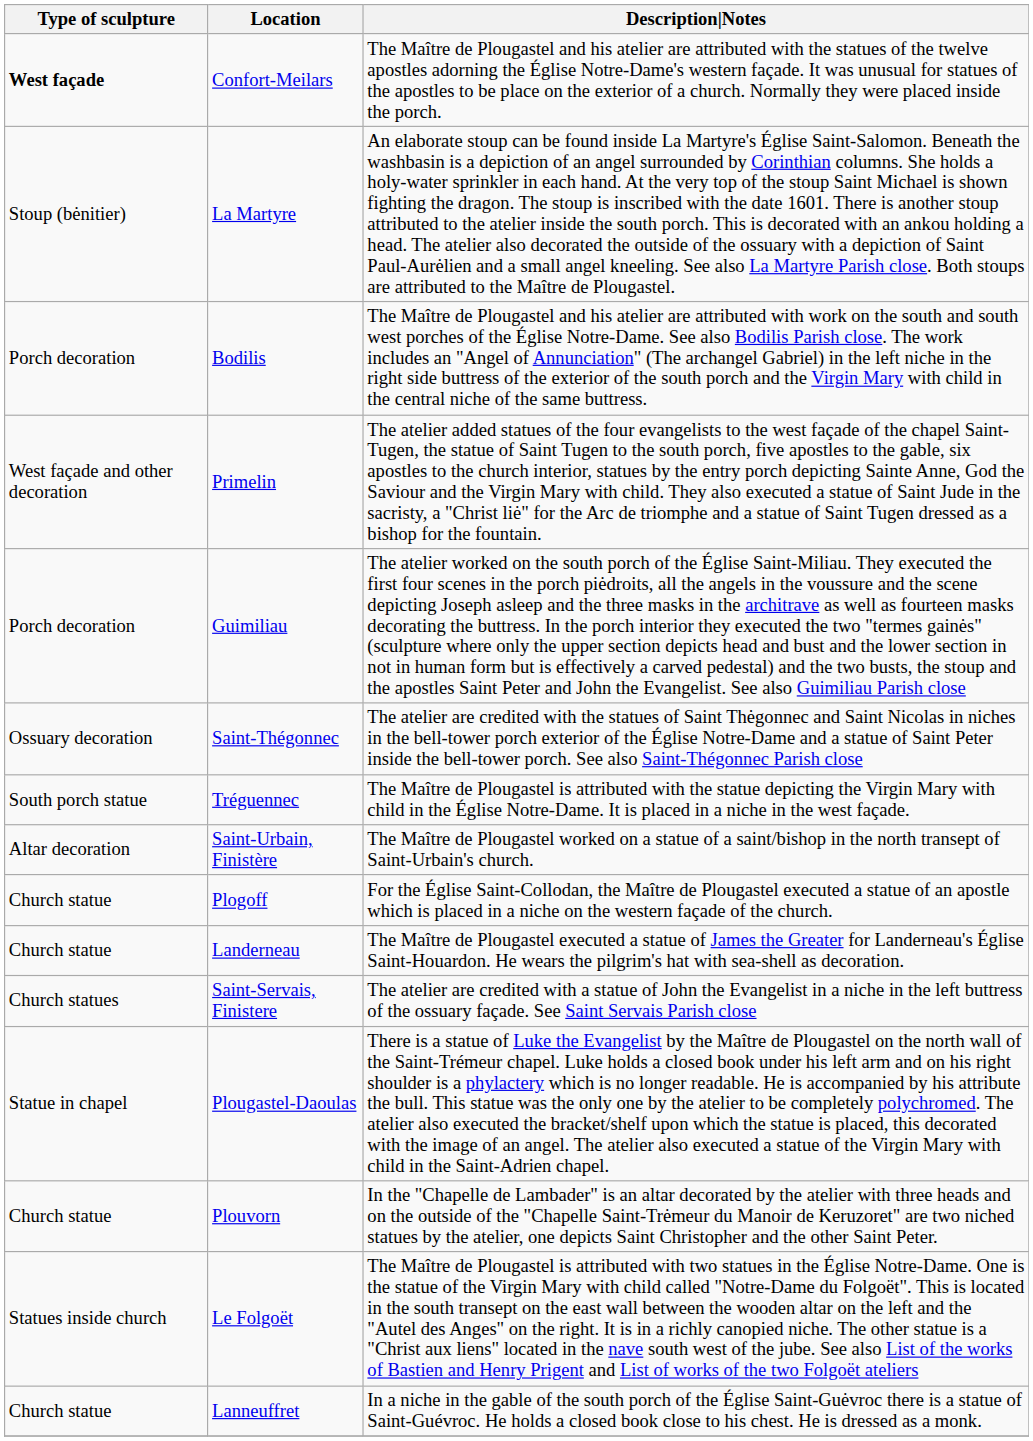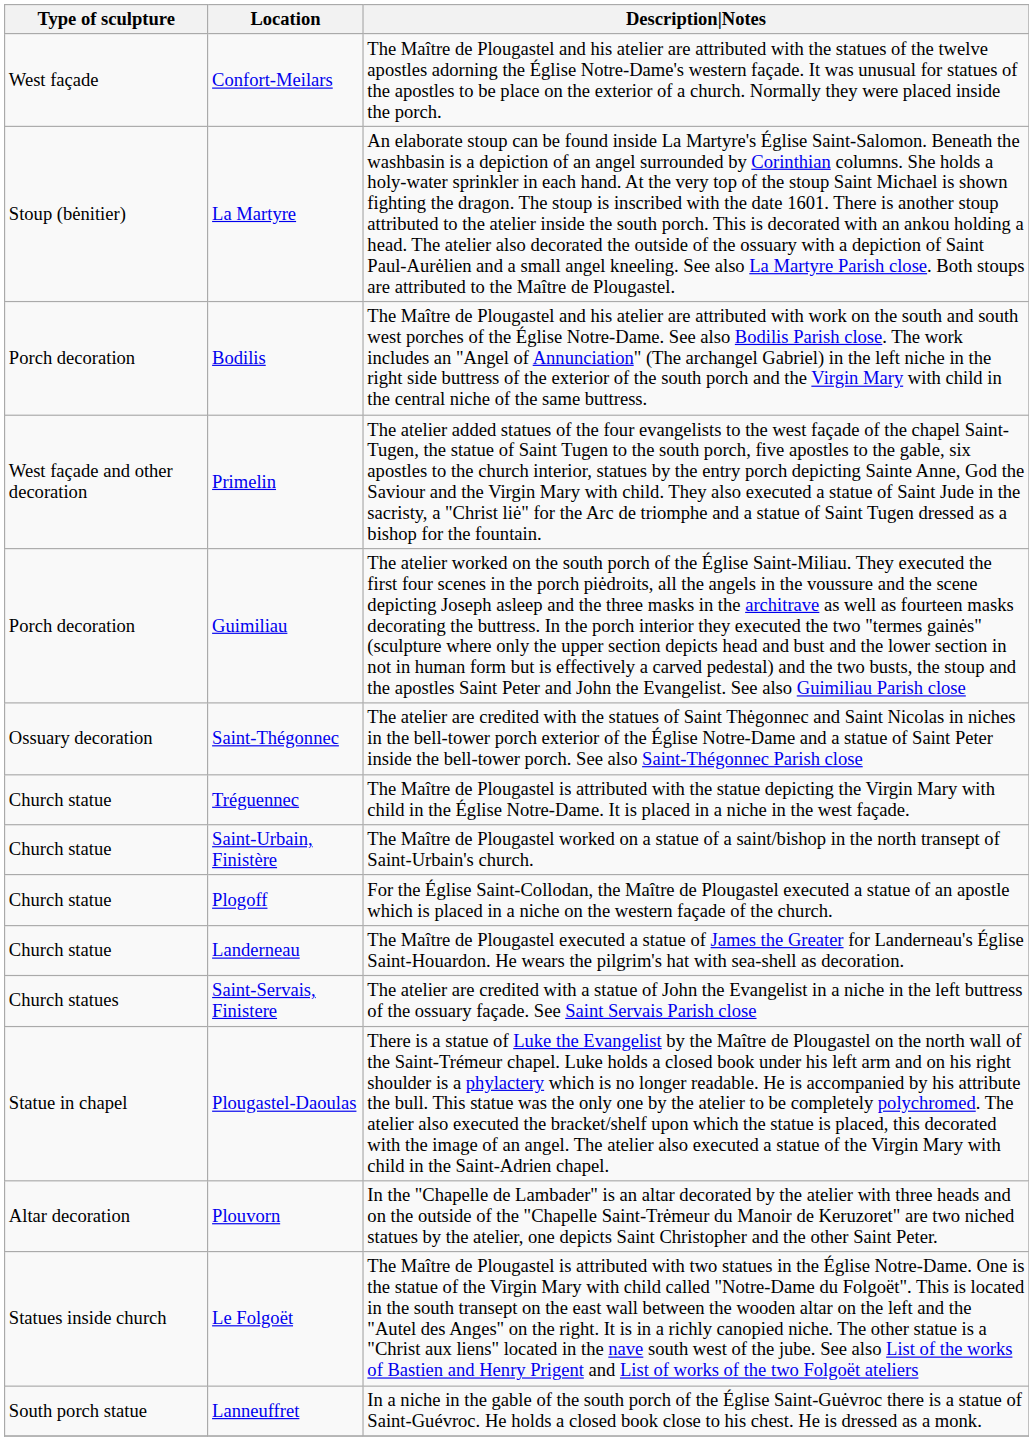(57, 79) bold -> (54, 79) normal
(78, 799) South porch statue -> (60, 799) Church statue
(69, 849) Altar decoration -> (60, 849) Church statue
(60, 1216) Church statue -> (69, 1216) Altar decoration
(60, 1410) Church statue -> (78, 1410) South porch statue
